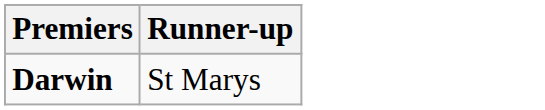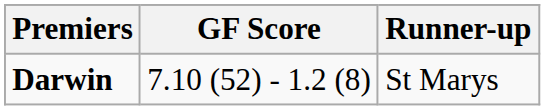+ column: (259, 29)
